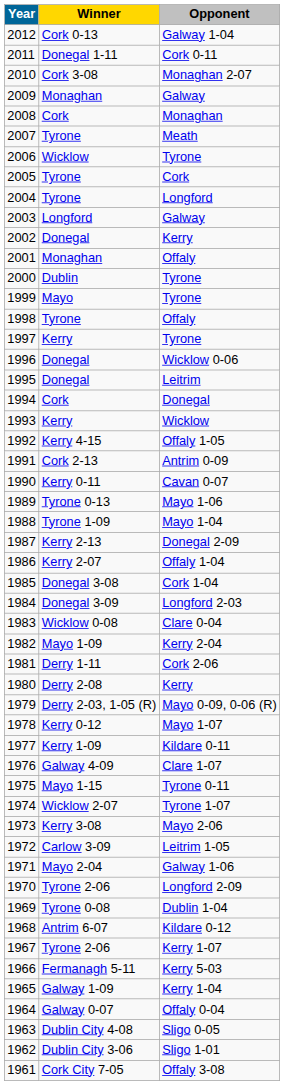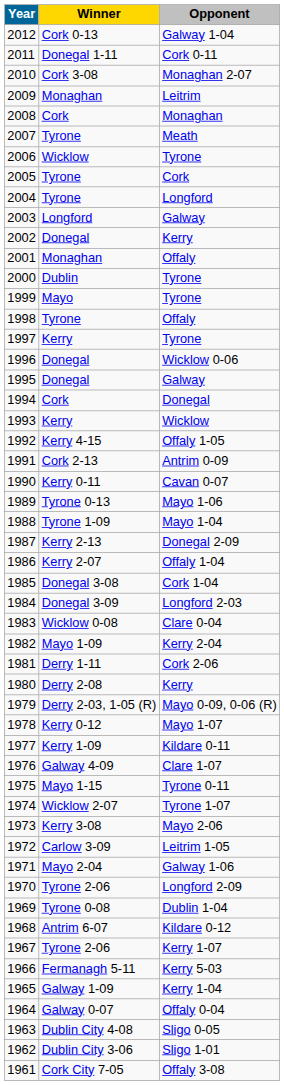(183, 95) Galway -> (181, 95) Leitrim
(181, 380) Leitrim -> (183, 380) Galway
